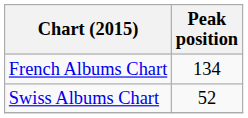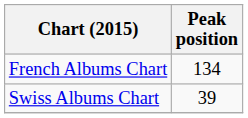(207, 98) 52 -> (207, 98) 39
